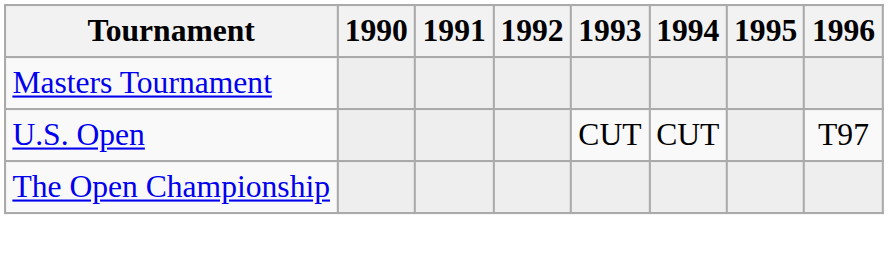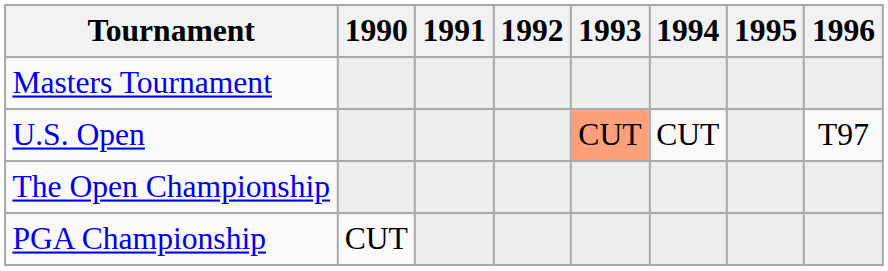(610, 135) no background -> (610, 135) lightsalmon background
+ row: (139, 239)
